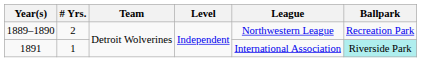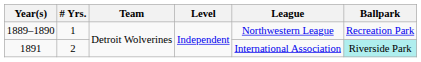(73, 31) 2 -> (73, 31) 1
(73, 48) 1 -> (73, 48) 2
